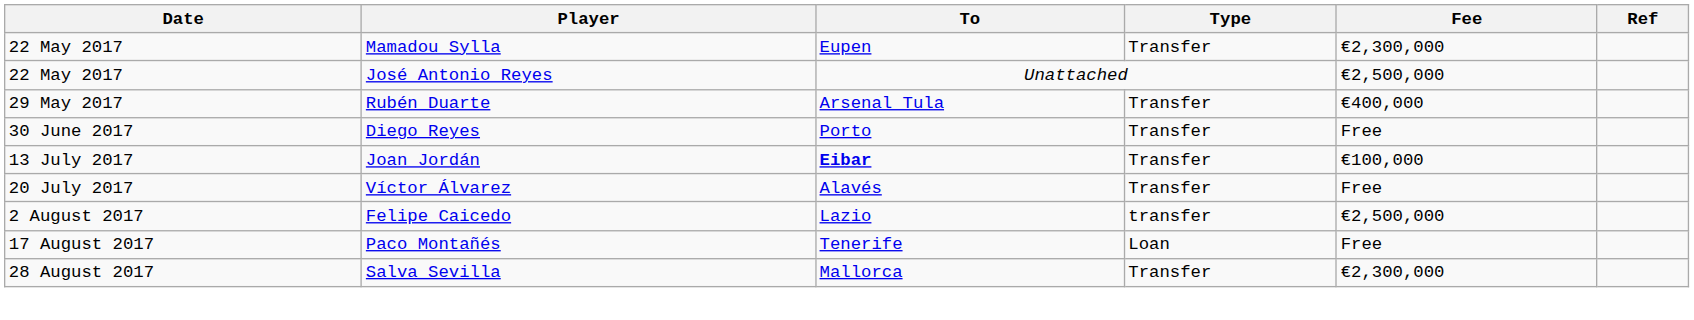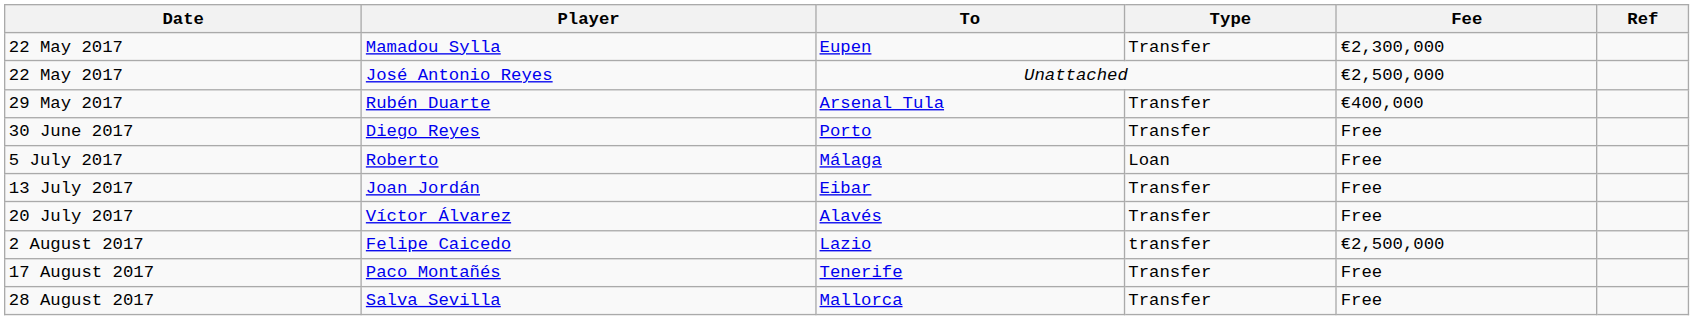+ row: (402, 160)
(845, 160) bold -> (845, 188) normal
(1382, 160) €100,000 -> (1361, 188) Free
(1149, 244) Loan -> (1170, 272) Transfer
(1393, 272) €2,300,000 -> (1361, 301) Free
